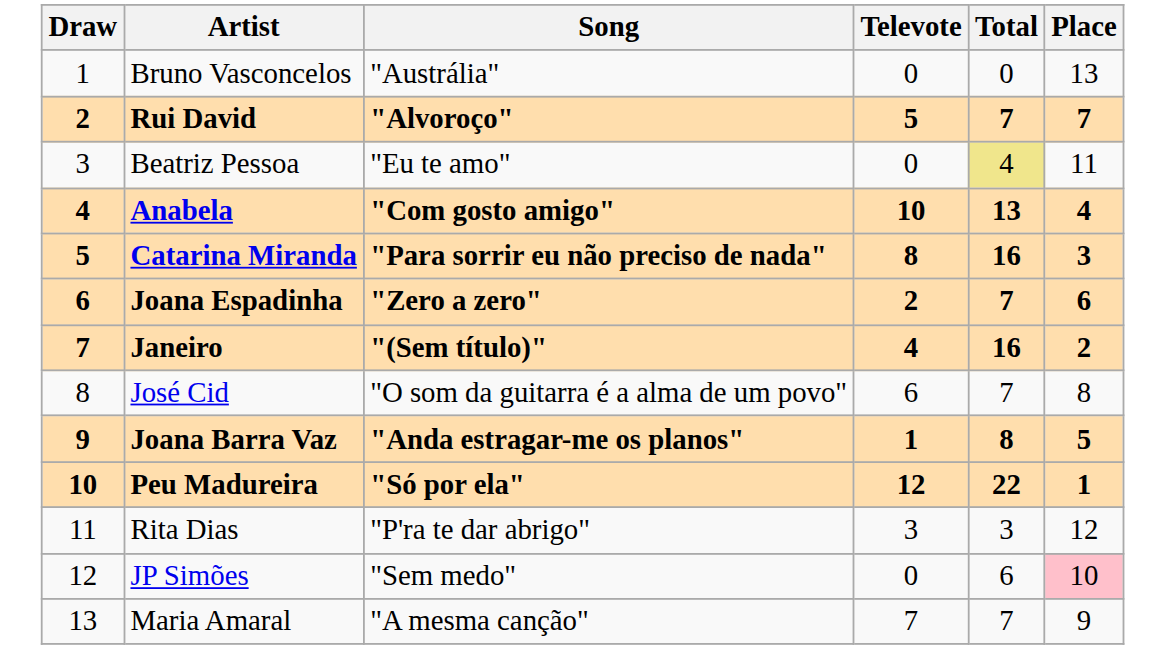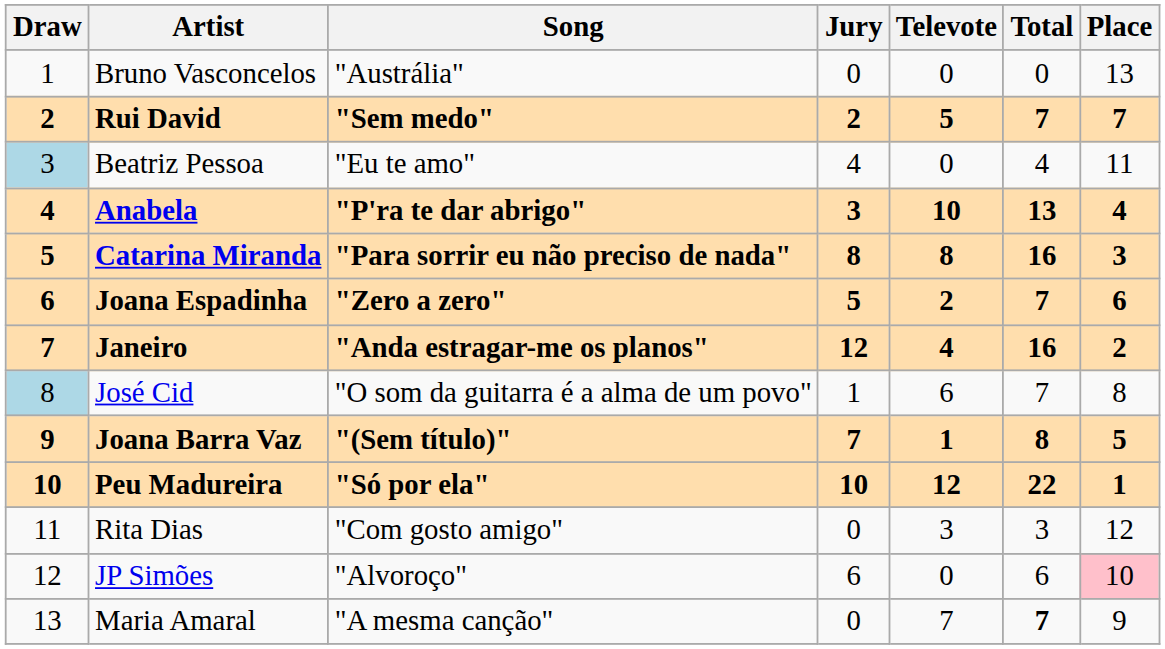+ column: (854, 27)
(442, 118) "Alvoroço" -> (414, 118) "Sem medo"
(83, 164) no background -> (47, 164) lightblue background
(1006, 164) khaki background -> (1042, 164) no background
(493, 210) "Com gosto amigo" -> (460, 210) "P'ra te dar abrigo"
(459, 347) "(Sem título)" -> (522, 347) "Anda estragar-me os planos"
(83, 392) no background -> (47, 392) lightblue background
(557, 438) "Anda estragar-me os planos" -> (423, 438) "(Sem título)"
(480, 529) "P'ra te dar abrigo" -> (449, 529) "Com gosto amigo"
(443, 575) "Sem medo" -> (401, 575) "Alvoroço"
(1006, 621) normal -> (1042, 621) bold
